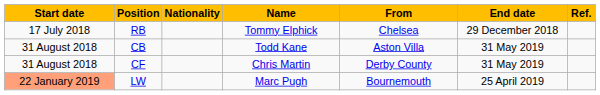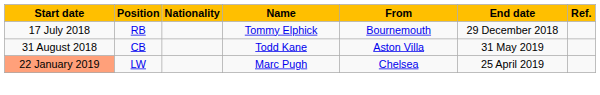(399, 30) Chelsea -> (399, 30) Bournemouth
- row: (138, 64)
(399, 82) Bournemouth -> (399, 64) Chelsea
